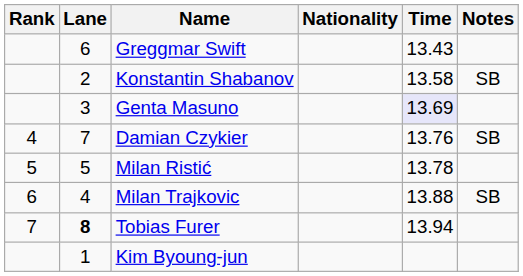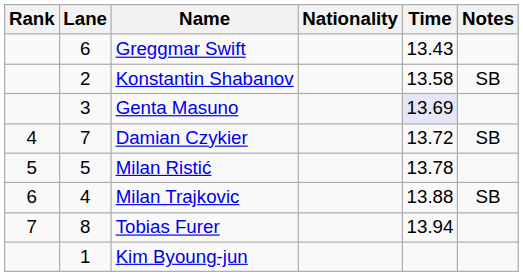(430, 138) 13.76 -> (430, 138) 13.72
(85, 227) bold -> (85, 227) normal
